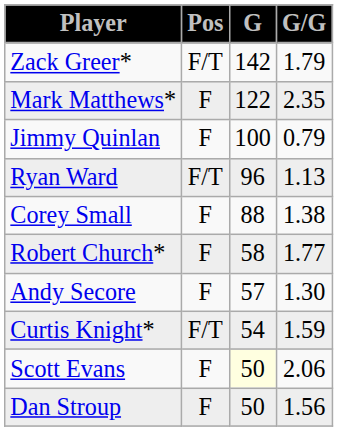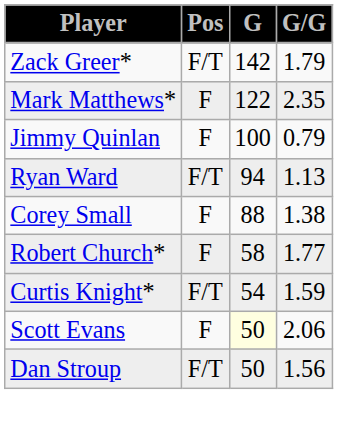(253, 176) 96 -> (253, 176) 94
- row: (73, 291)
(205, 406) F -> (205, 368) F/T
